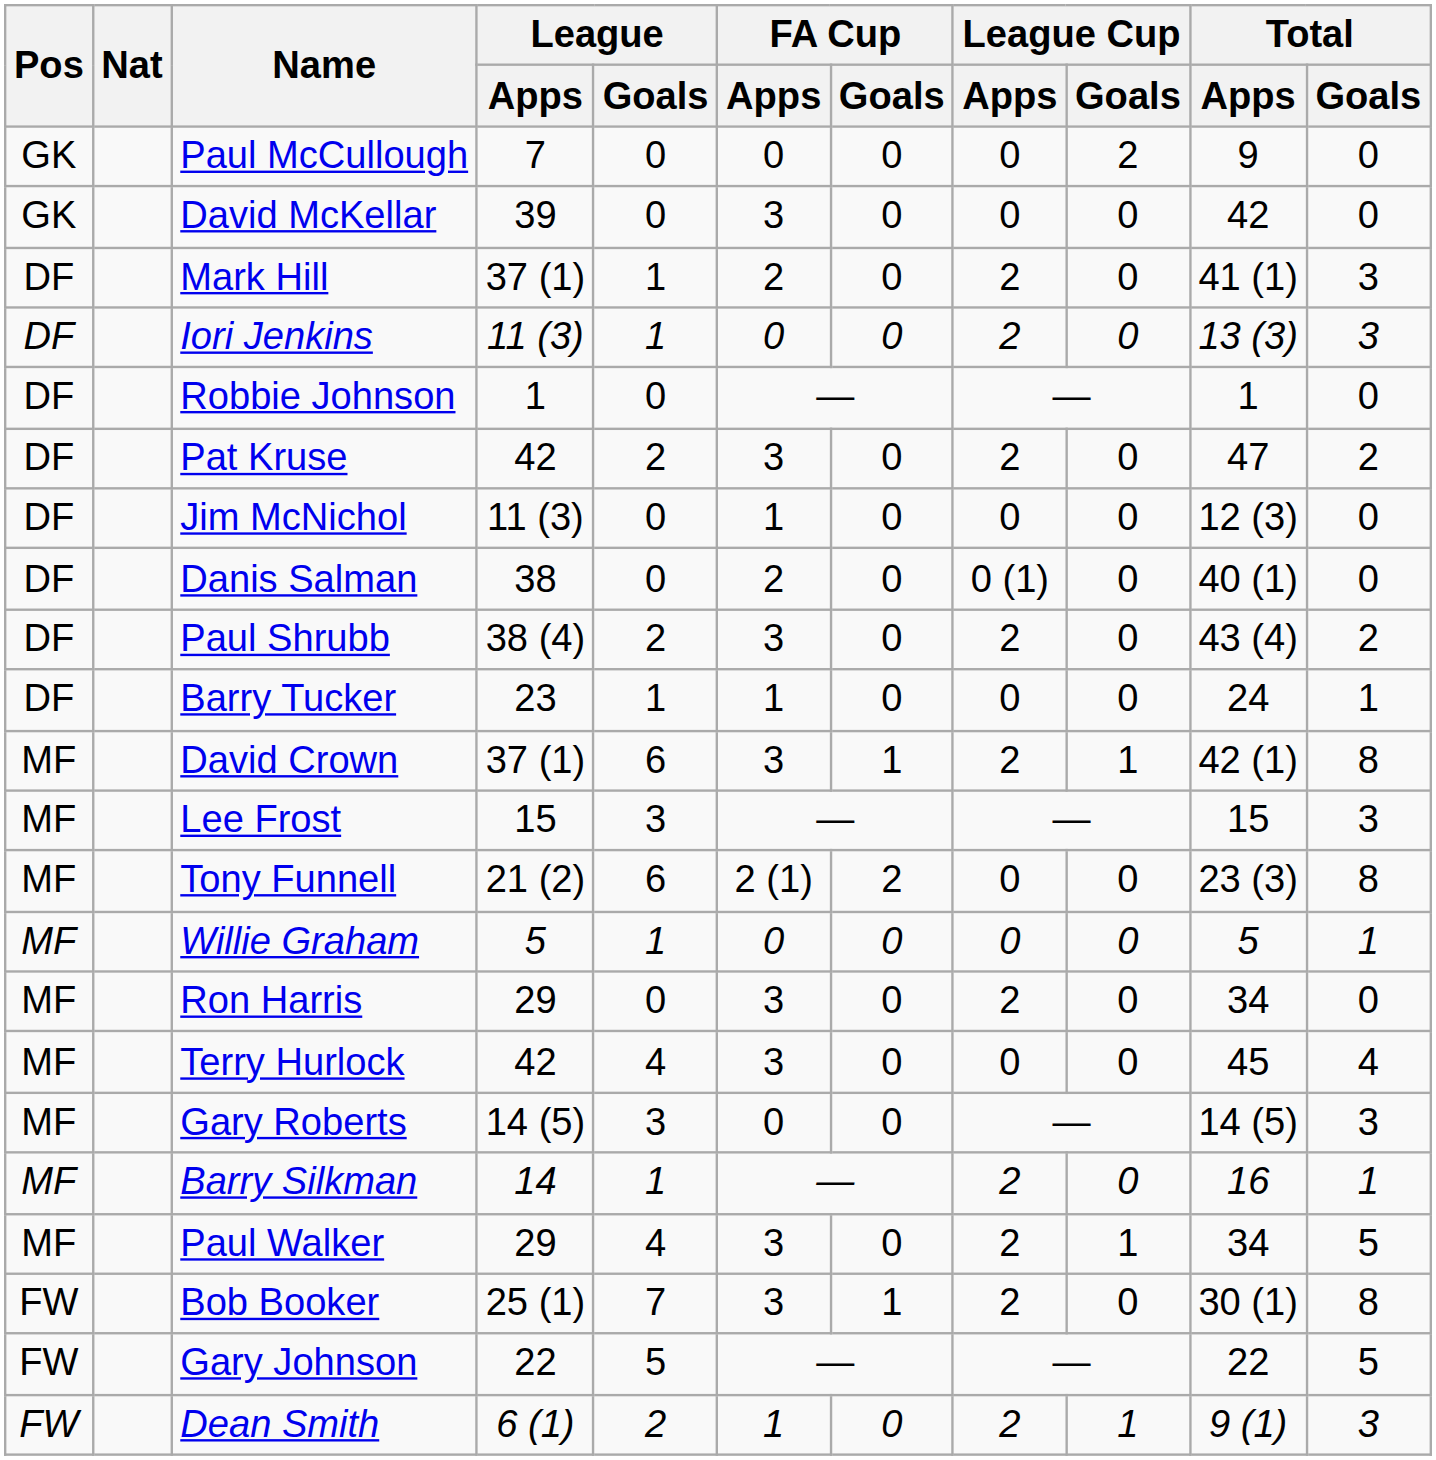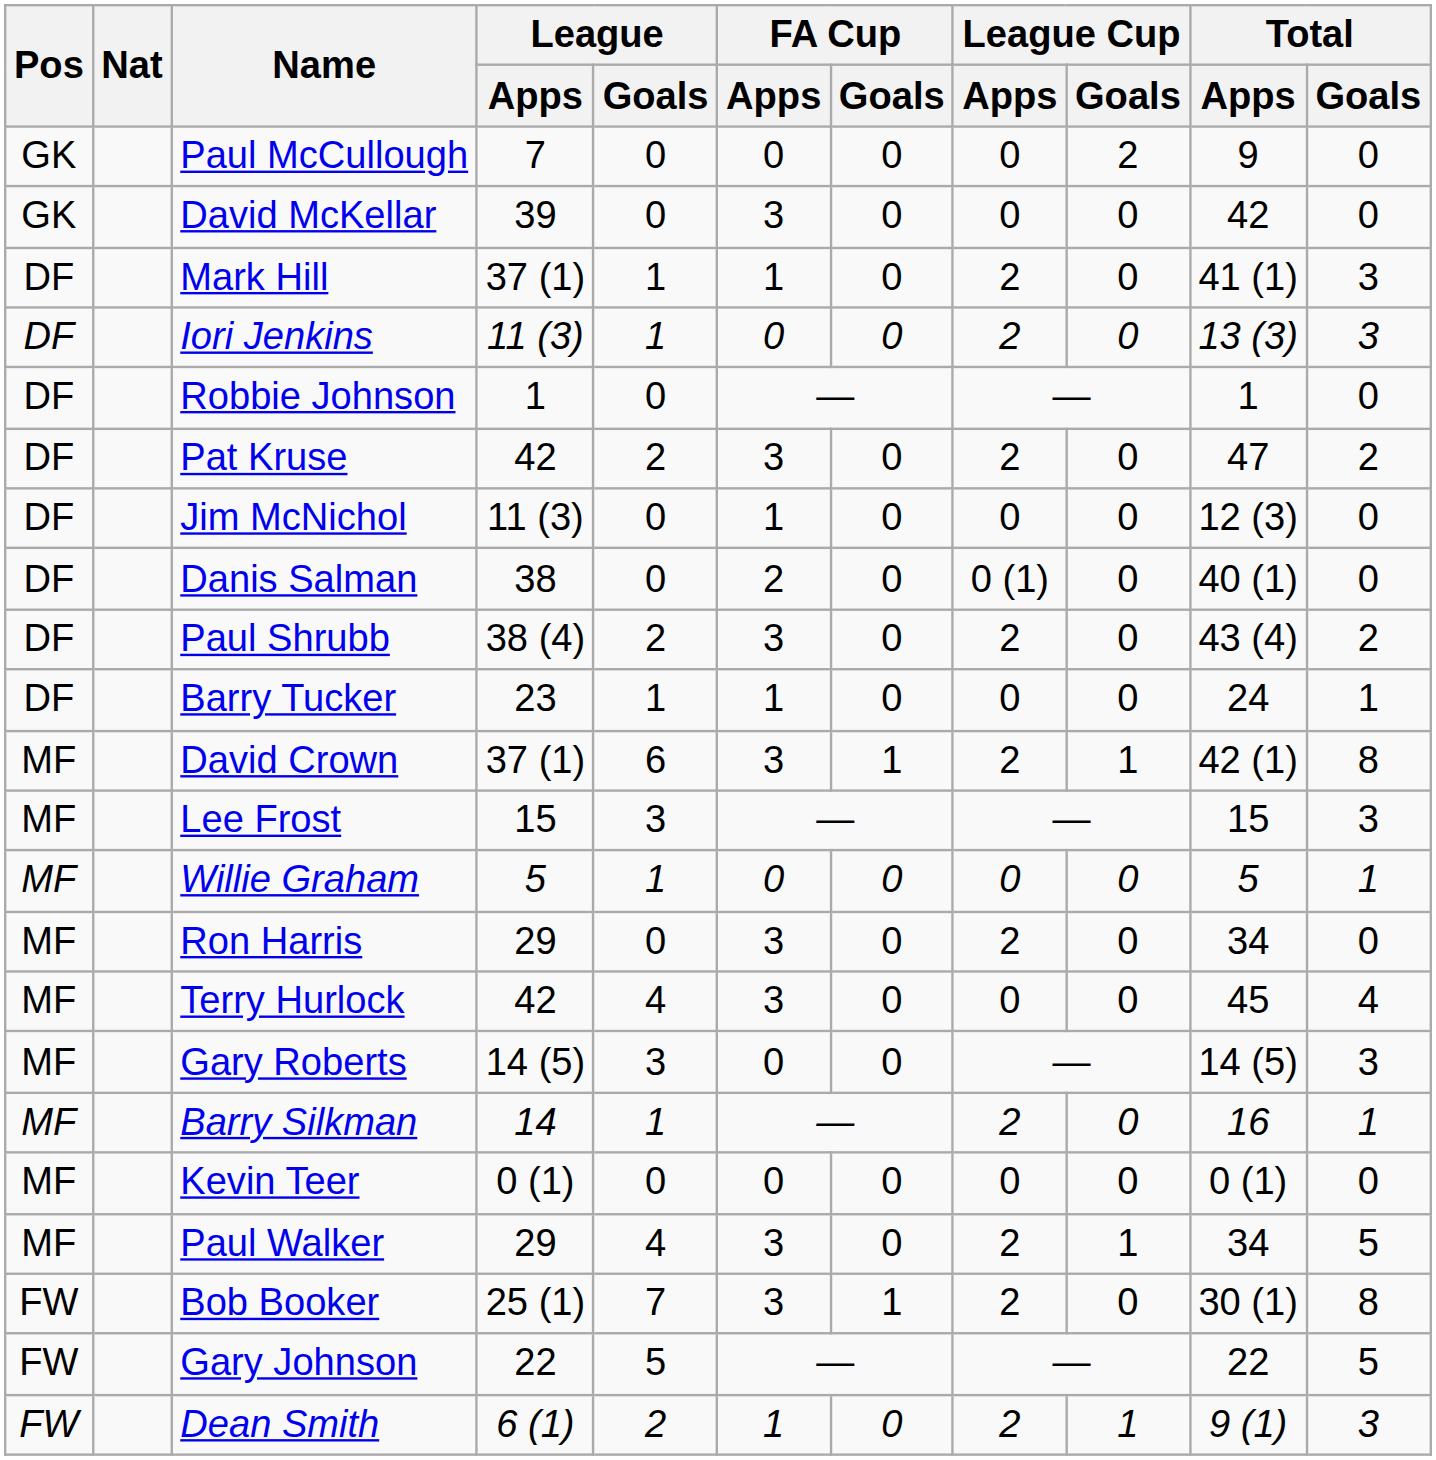(774, 276) 2 -> (774, 276) 1
- row: (288, 880)
+ row: (270, 1182)
